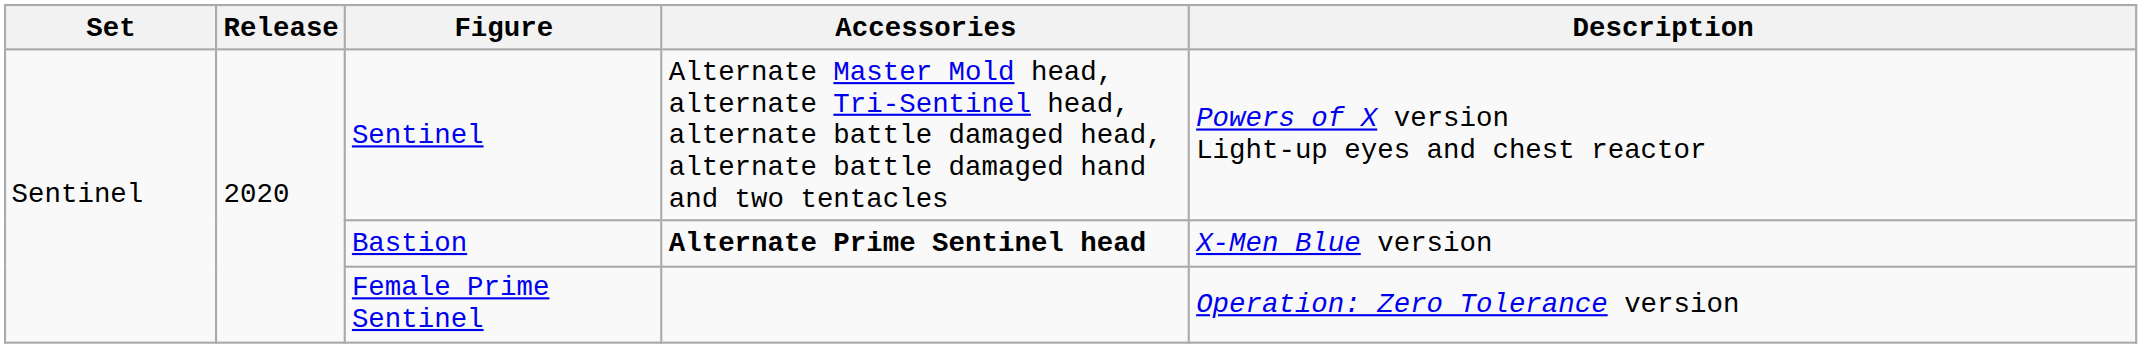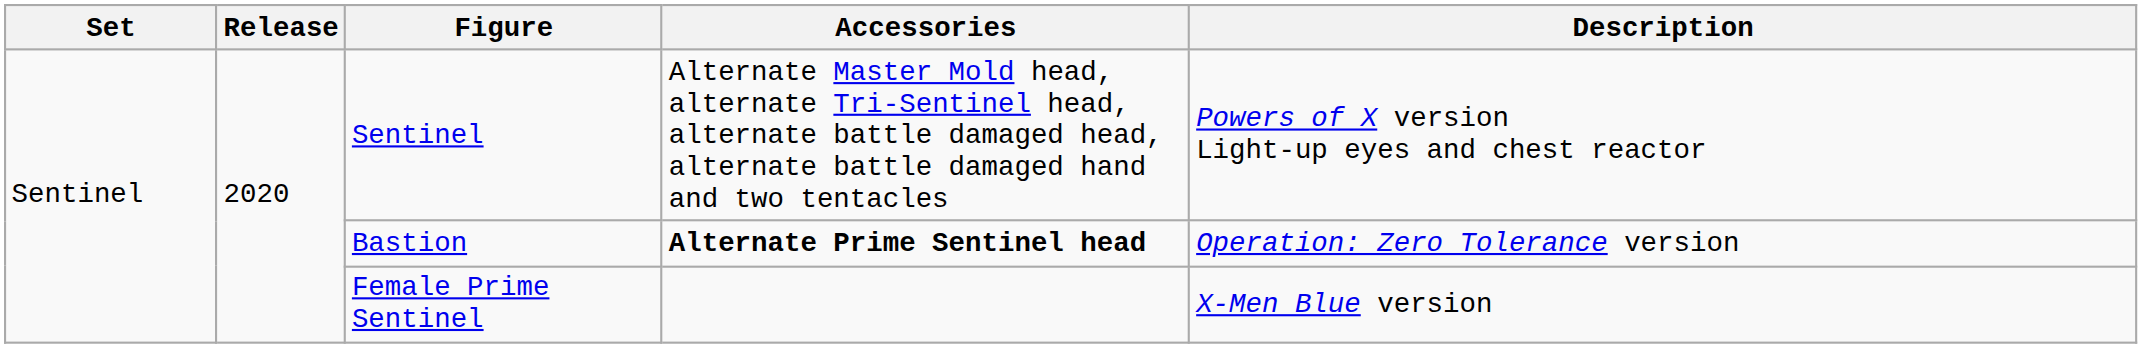(1344, 243) X-Men Blue version -> (1468, 243) Operation: Zero Tolerance version
(1468, 304) Operation: Zero Tolerance version -> (1344, 304) X-Men Blue version
